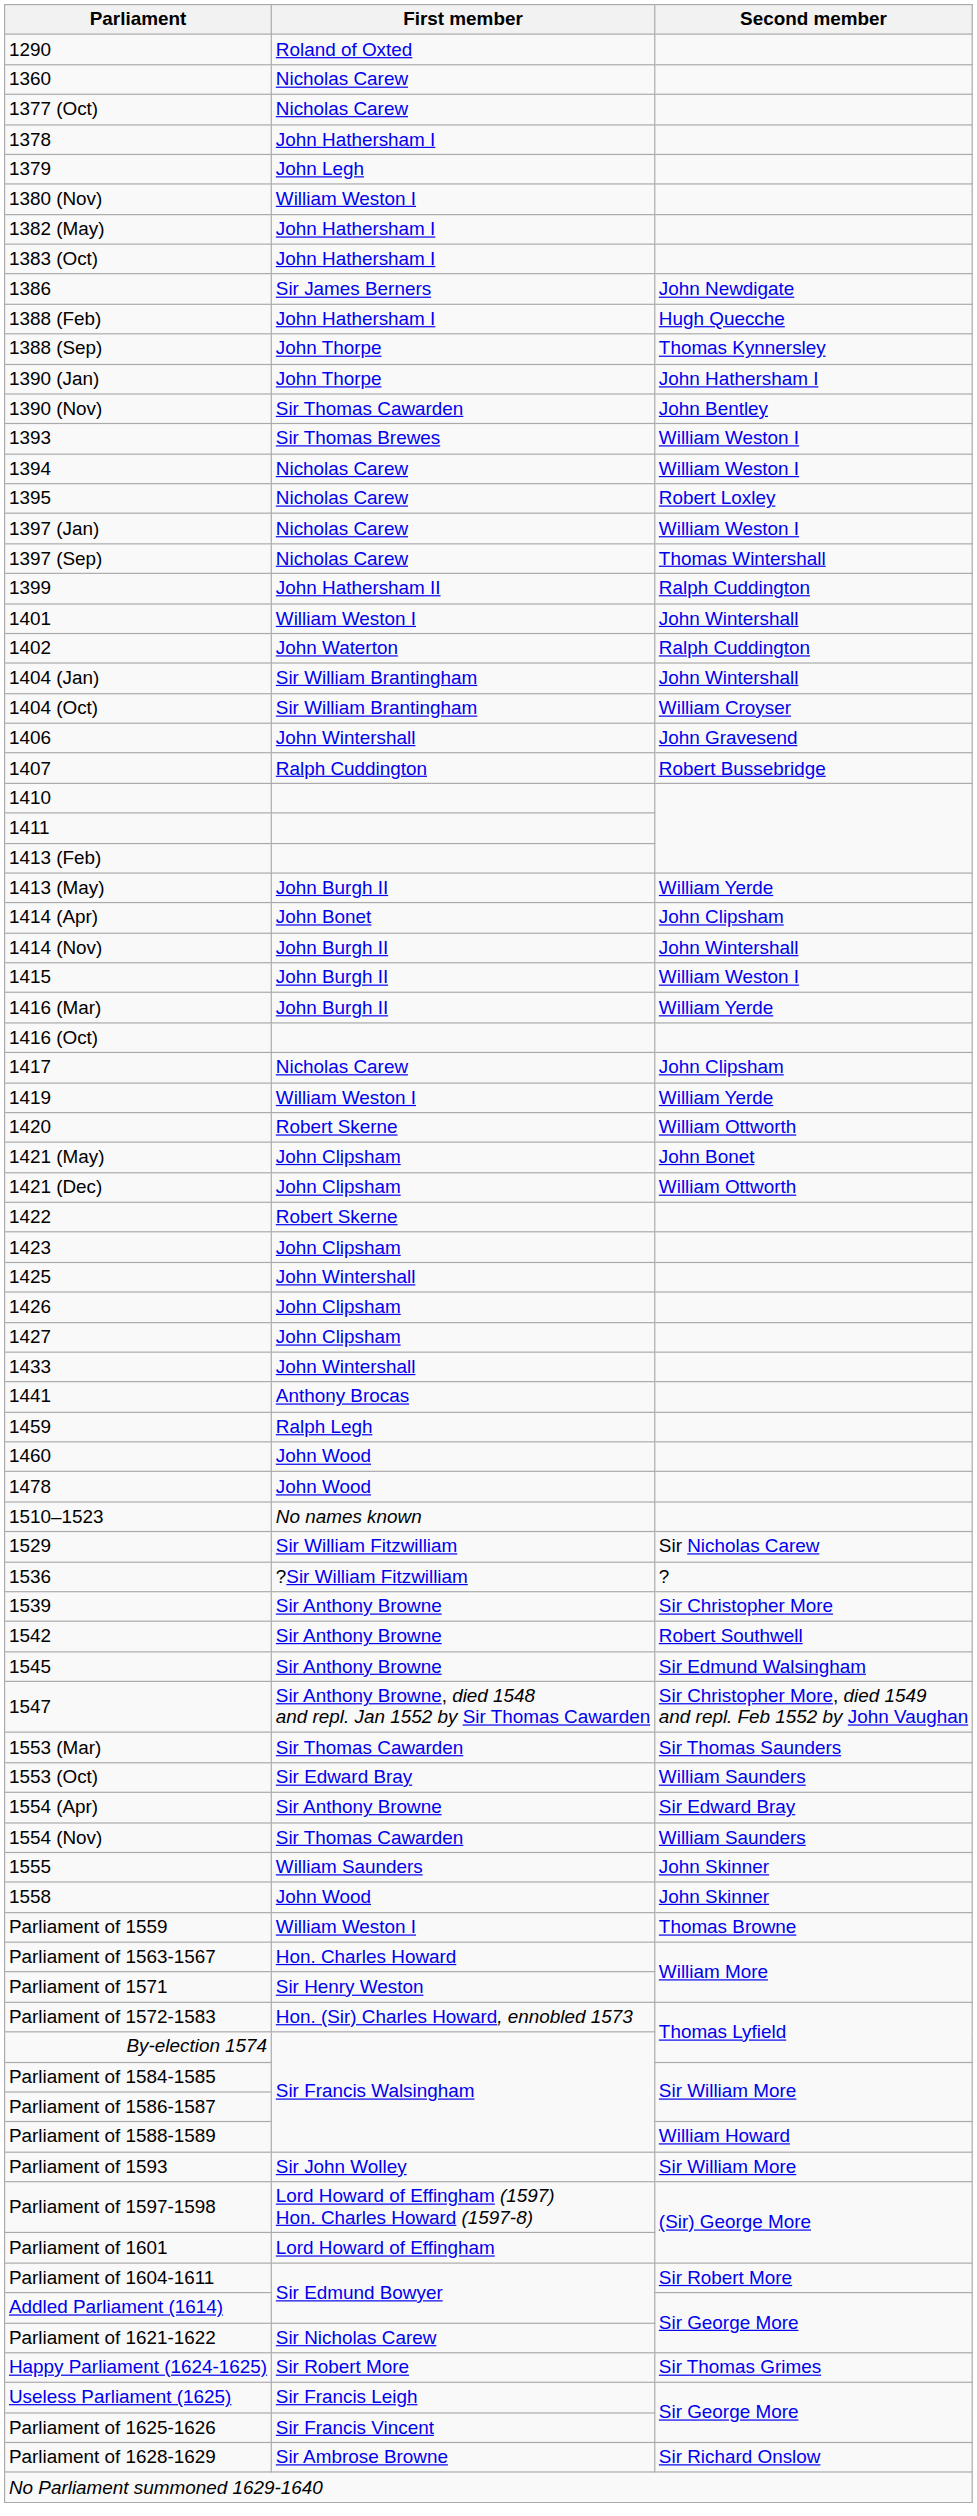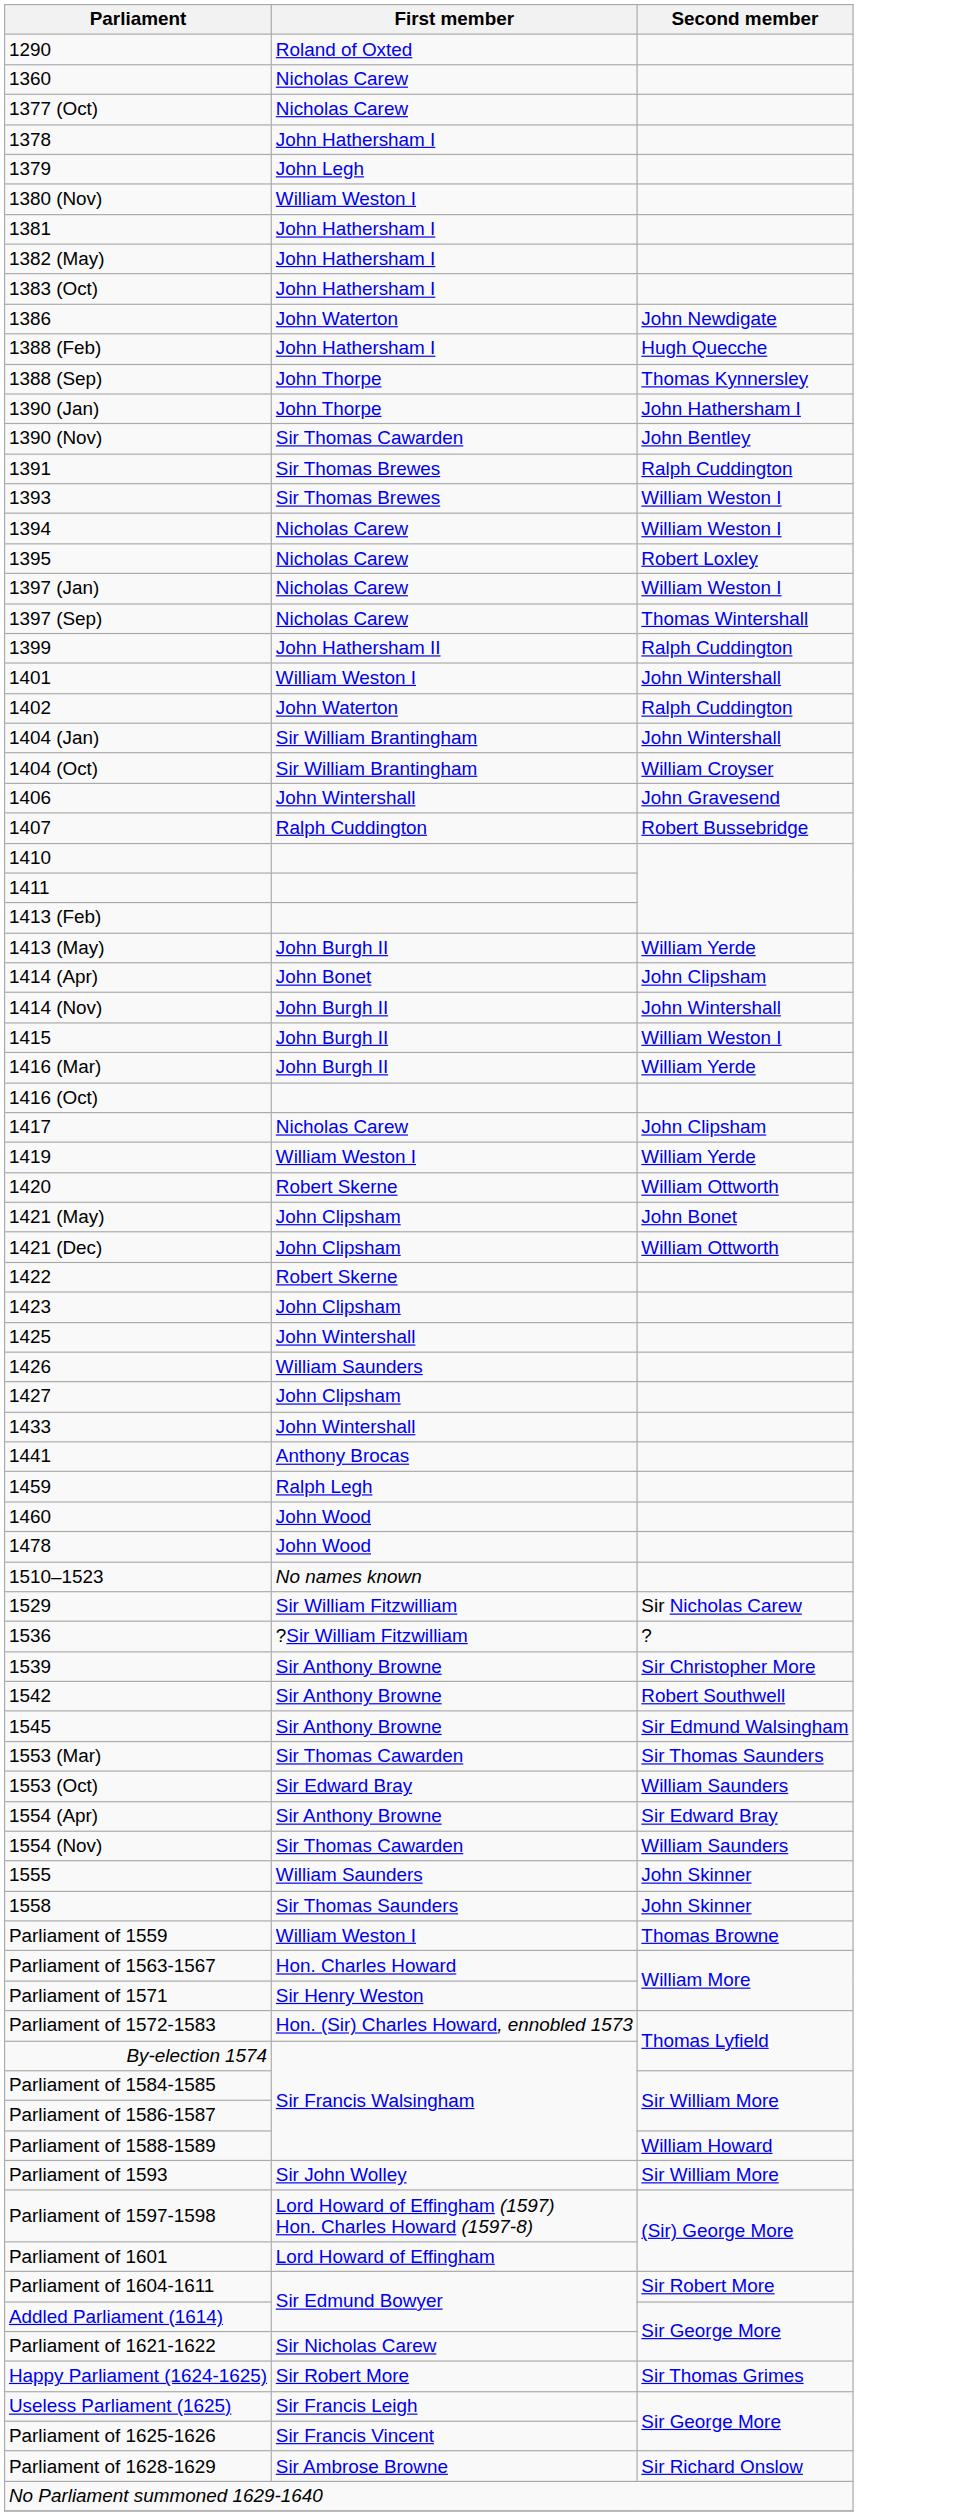+ row: (30, 229)
(353, 288) Sir James Berners -> (337, 318) John Waterton
+ row: (30, 468)
(338, 1306) John Clipsham -> (349, 1366) William Saunders
- row: (30, 1706)
(323, 1897) John Wood -> (367, 1905) Sir Thomas Saunders
